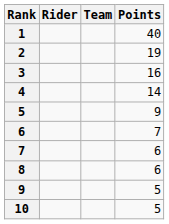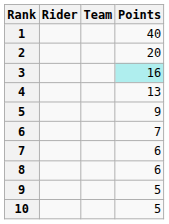(154, 53) 19 -> (154, 53) 20
(154, 73) no background -> (154, 73) paleturquoise background
(154, 92) 14 -> (154, 92) 13
